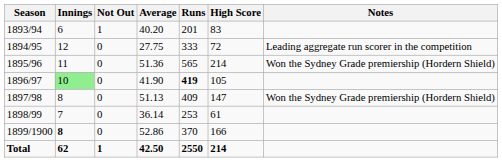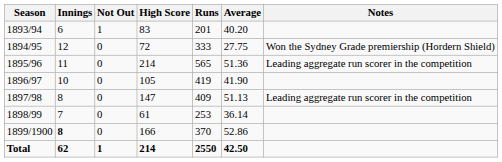columns swapped: (236, 13) <-> (158, 13)
(369, 47) Leading aggregate run scorer in the competition -> (380, 47) Won the Sydney Grade premiership (Hordern Shield)
(380, 64) Won the Sydney Grade premiership (Hordern Shield) -> (369, 64) Leading aggregate run scorer in the competition
(63, 81) lightgreen background -> (63, 81) no background
(190, 81) bold -> (203, 81) normal
(380, 98) Won the Sydney Grade premiership (Hordern Shield) -> (369, 98) Leading aggregate run scorer in the competition
